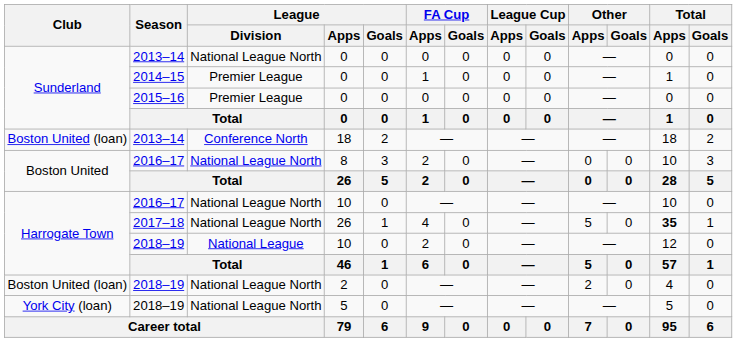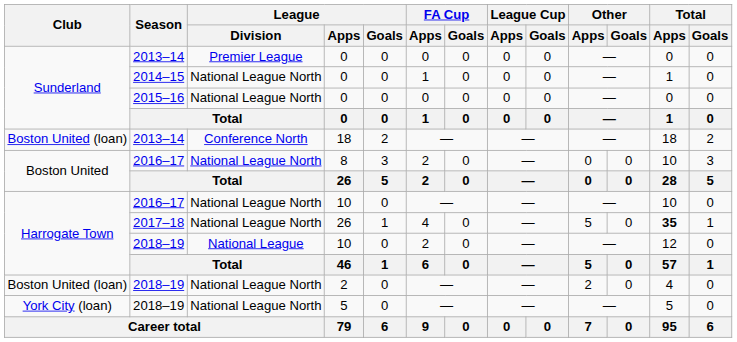(256, 56) National League North -> (256, 56) Premier League
(256, 77) Premier League -> (256, 77) National League North
(256, 98) Premier League -> (256, 98) National League North
